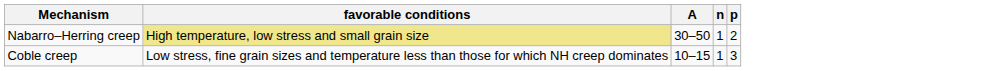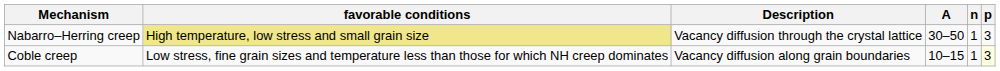+ column: (798, 14)
(734, 35) 2 -> (988, 35) 3
(734, 55) no background -> (988, 55) lightyellow background
